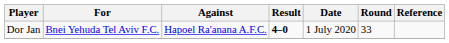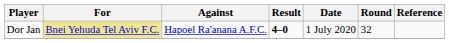(102, 30) no background -> (102, 30) khaki background
(366, 30) 33 -> (366, 30) 32
